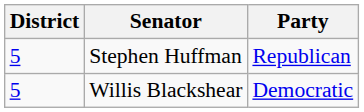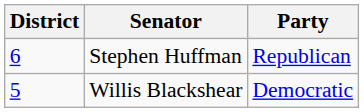(15, 55) 5 -> (15, 55) 6
